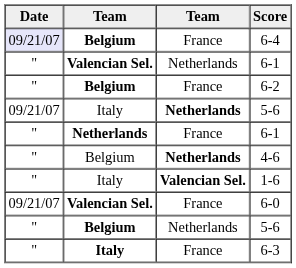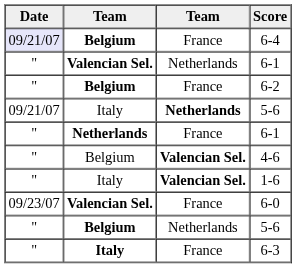(203, 157) Netherlands -> (203, 157) Valencian Sel.
(34, 203) 09/21/07 -> (34, 203) 09/23/07
